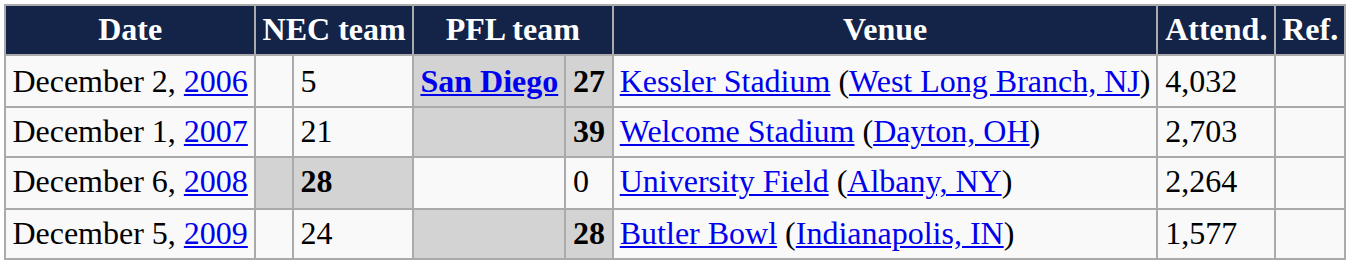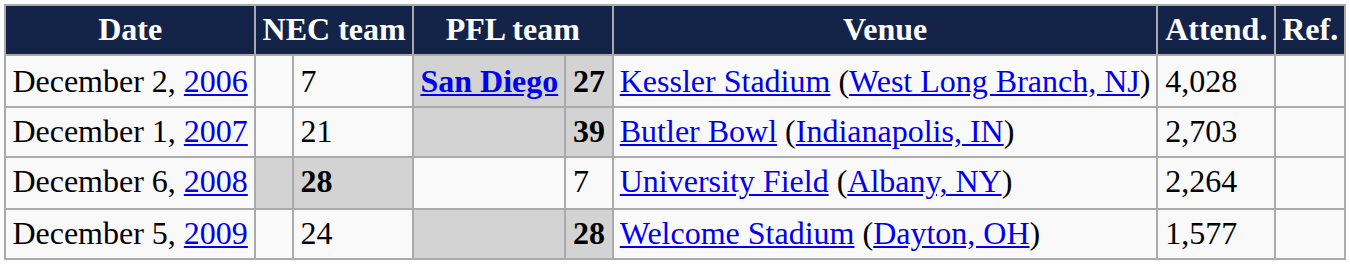(308, 80) 5 -> (308, 80) 7
(1201, 80) 4,032 -> (1201, 80) 4,028
(830, 131) Welcome Stadium (Dayton, OH) -> (817, 131) Butler Bowl (Indianapolis, IN)
(581, 182) 0 -> (581, 182) 7
(817, 232) Butler Bowl (Indianapolis, IN) -> (830, 232) Welcome Stadium (Dayton, OH)
